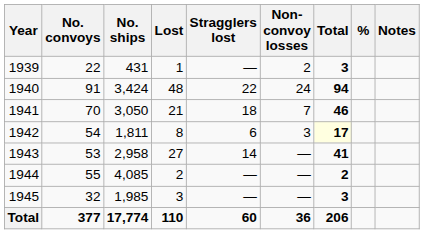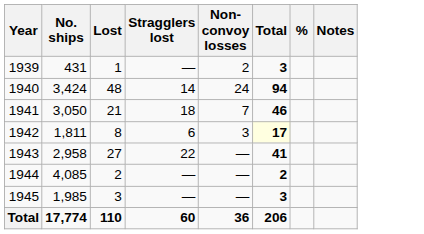- column: (73, 30)
(249, 89) 22 -> (188, 89) 14
(249, 153) 14 -> (188, 153) 22
